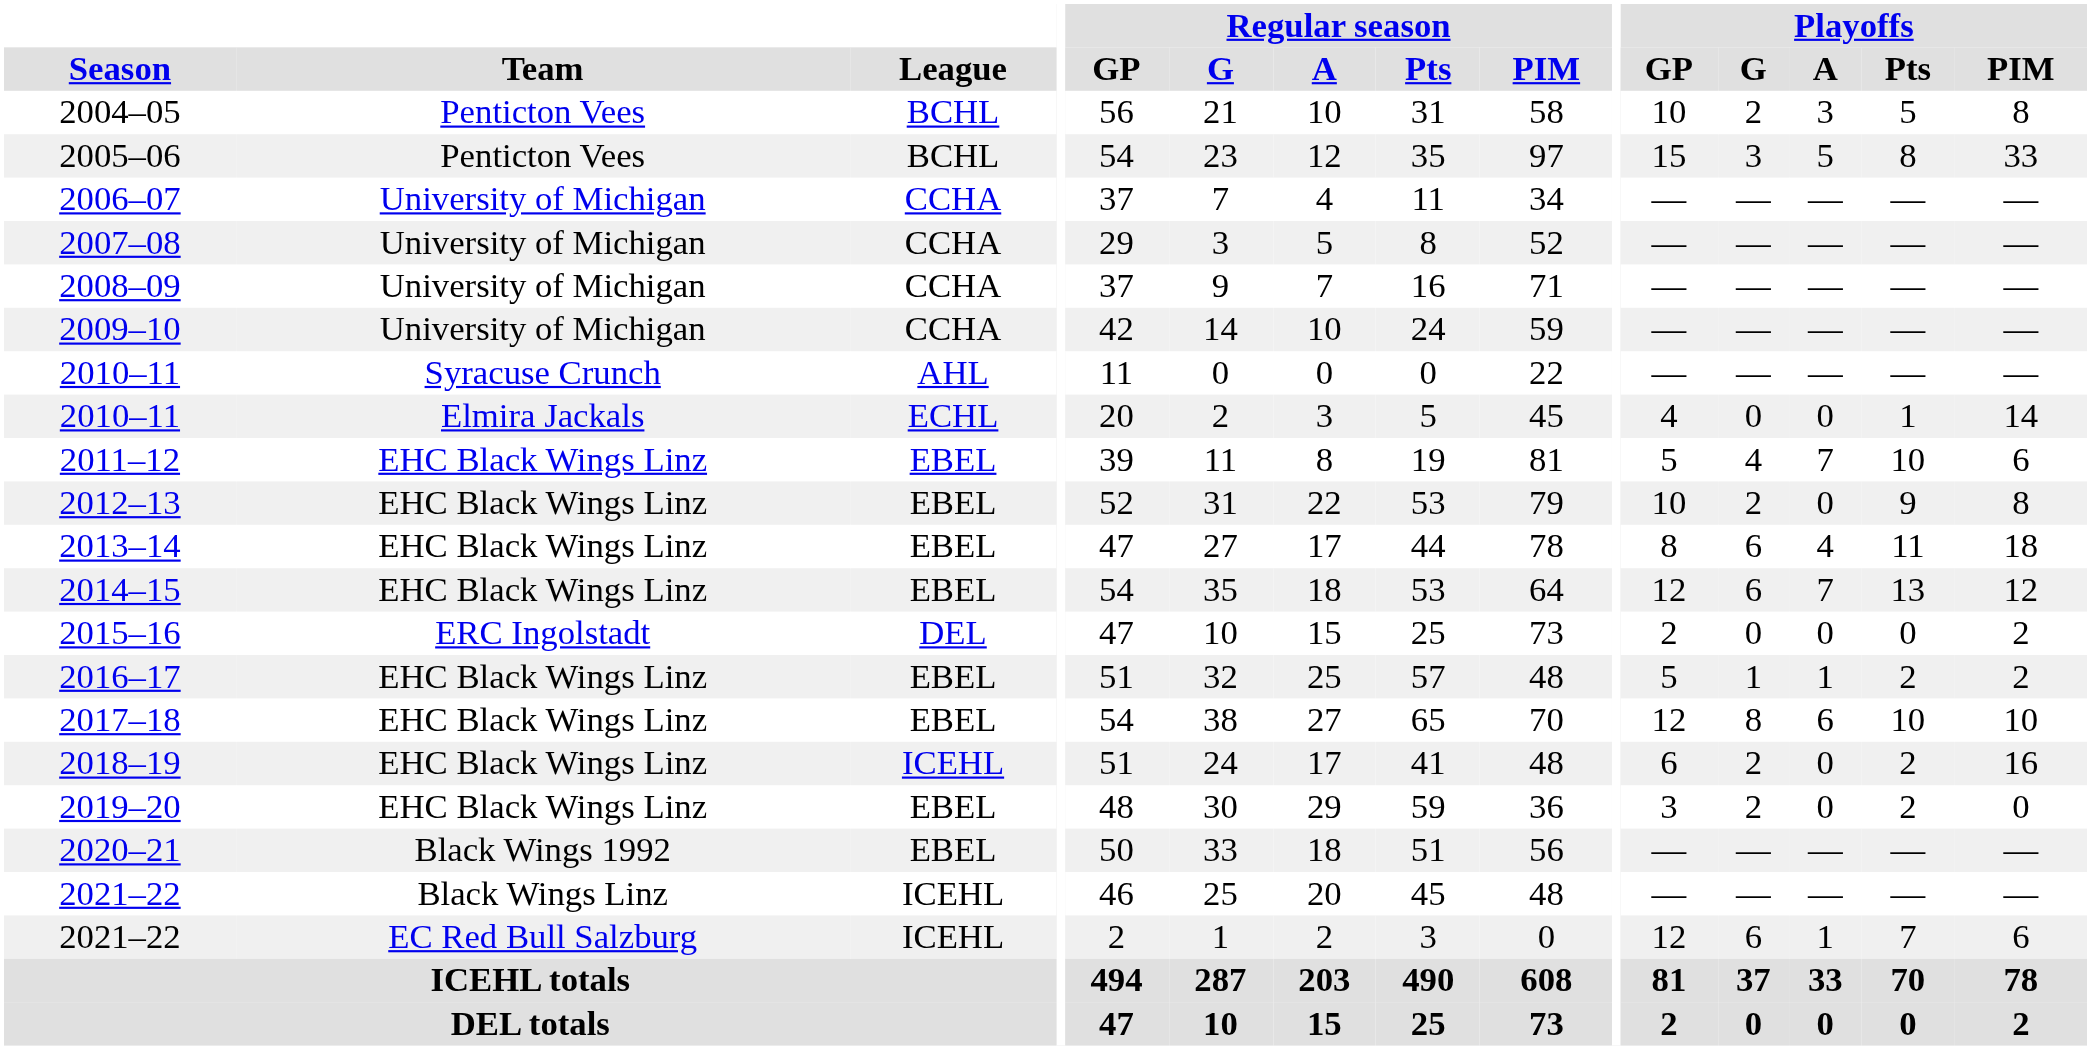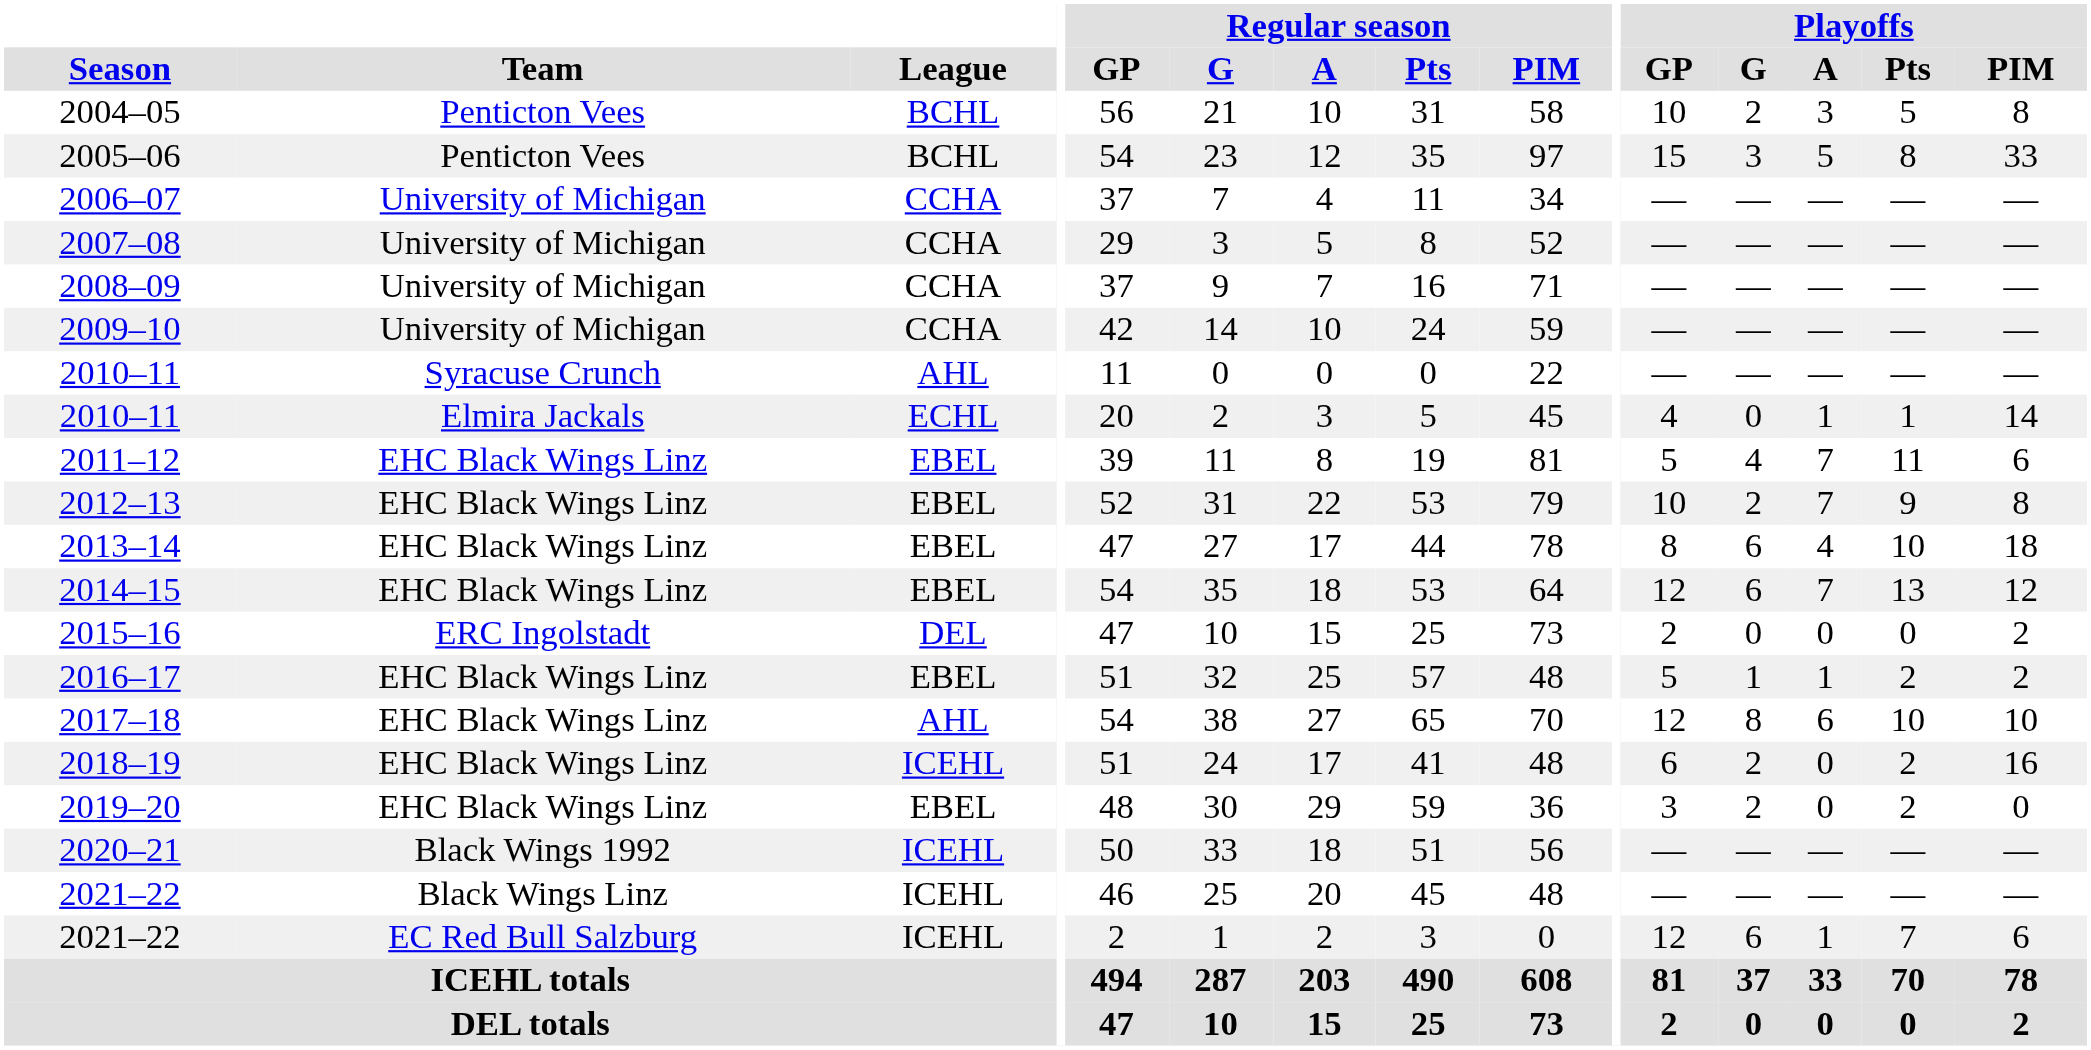(1825, 415) 0 -> (1825, 415) 1
(1908, 459) 10 -> (1908, 459) 11
(1825, 502) 0 -> (1825, 502) 7
(1908, 545) 11 -> (1908, 545) 10
(953, 719) EBEL -> (953, 719) AHL
(953, 849) EBEL -> (953, 849) ICEHL
